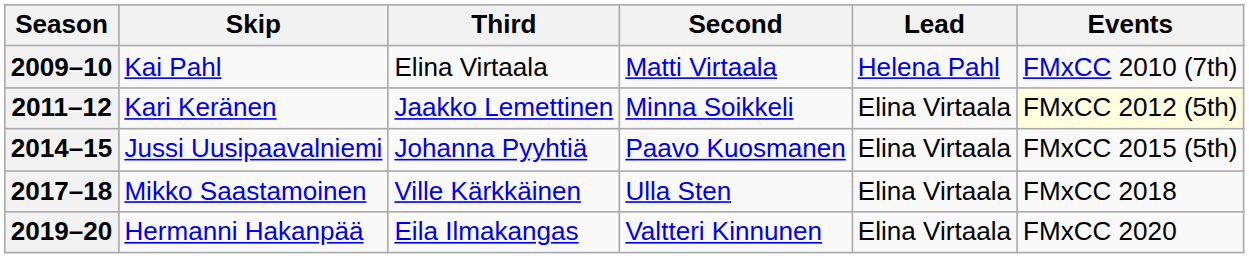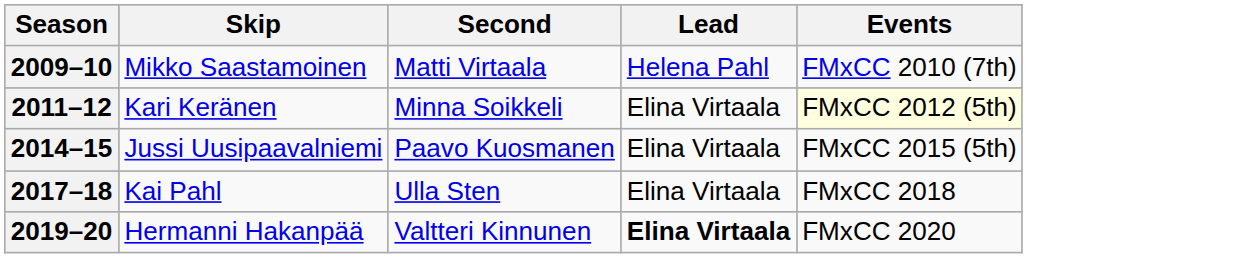- column: (504, 25)
(173, 66) Kai Pahl -> (245, 66) Mikko Saastamoinen
(245, 190) Mikko Saastamoinen -> (173, 190) Kai Pahl
(934, 231) normal -> (709, 231) bold
